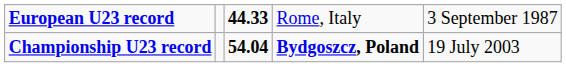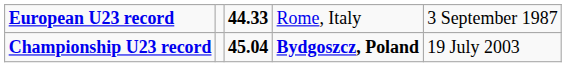(248, 47) 54.04 -> (248, 47) 45.04
